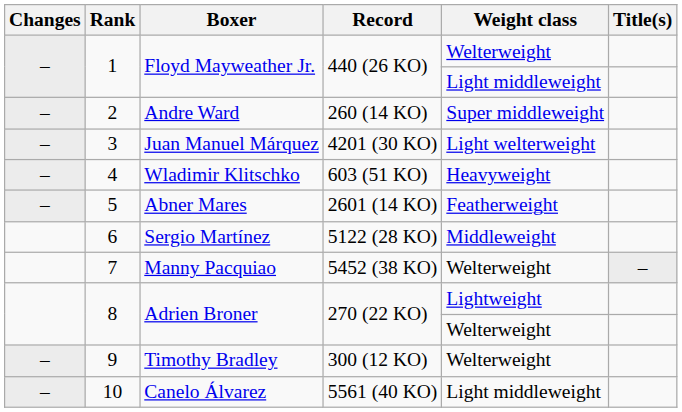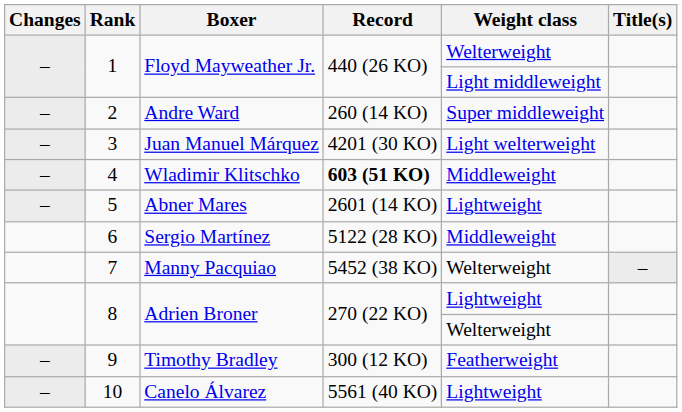(378, 174) normal -> (379, 174) bold
(498, 174) Heavyweight -> (501, 174) Middleweight
(502, 205) Featherweight -> (494, 205) Lightweight
(499, 360) Welterweight -> (502, 360) Featherweight
(524, 391) Light middleweight -> (494, 391) Lightweight
